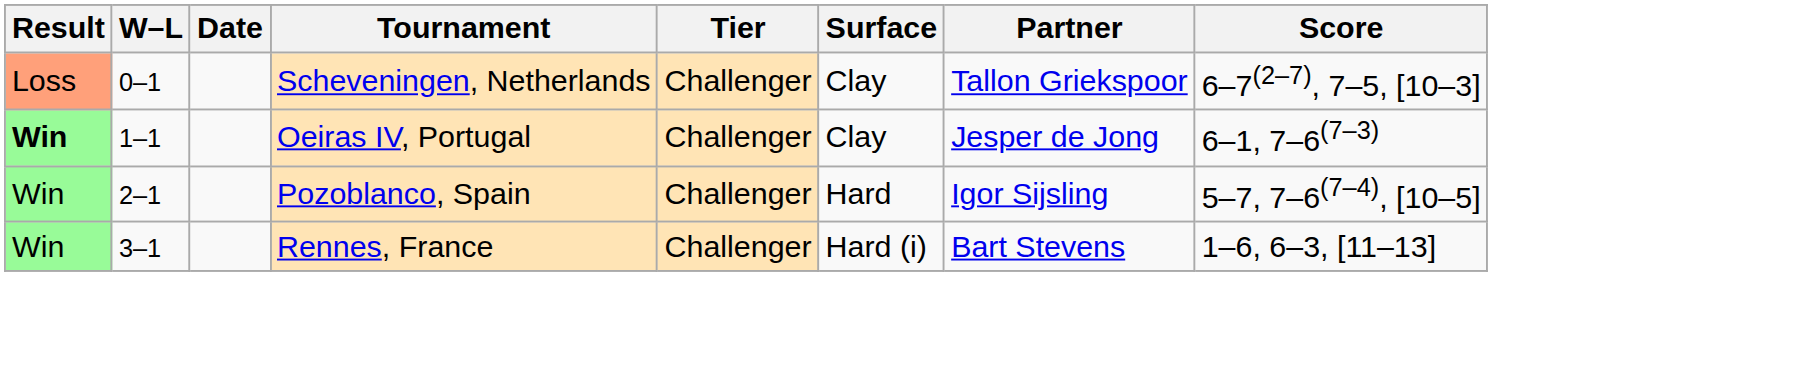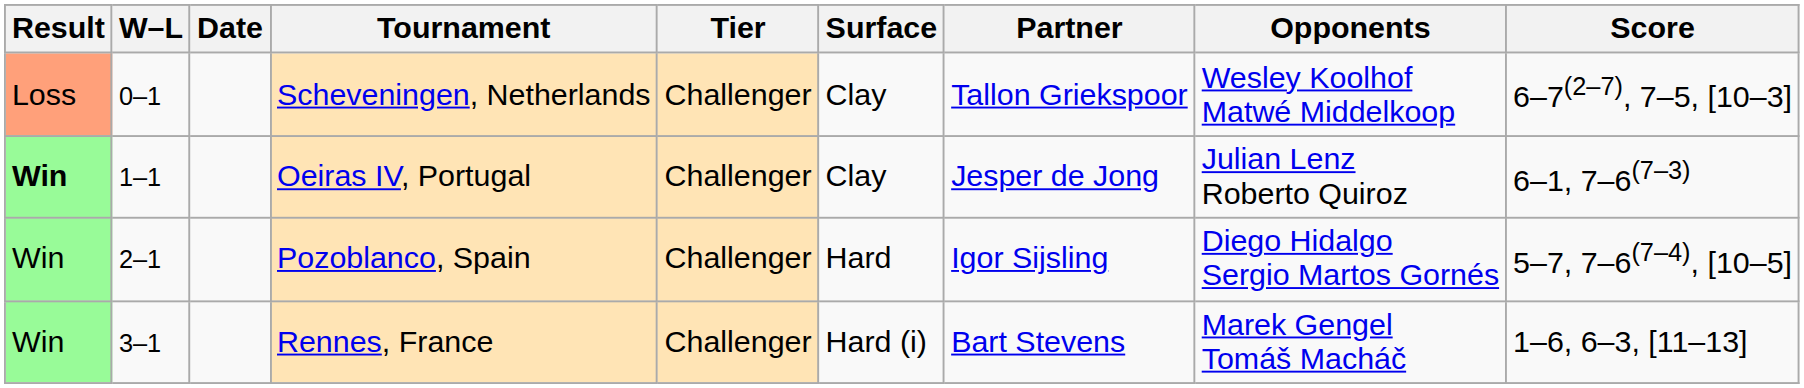+ column: (1350, 28)
